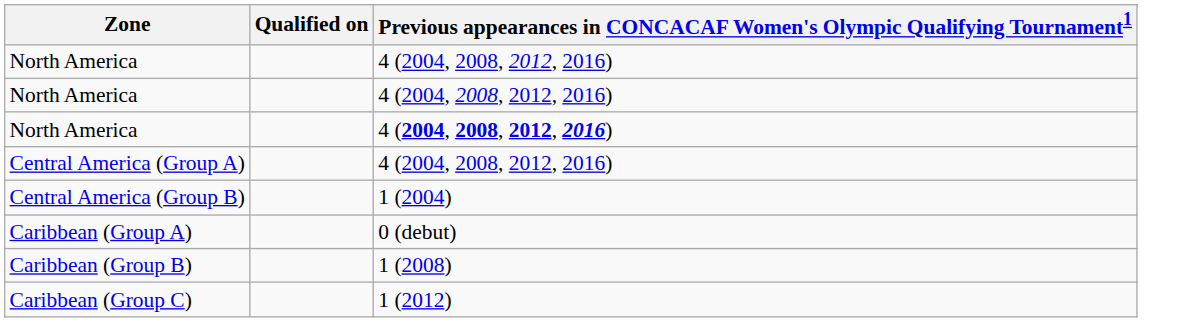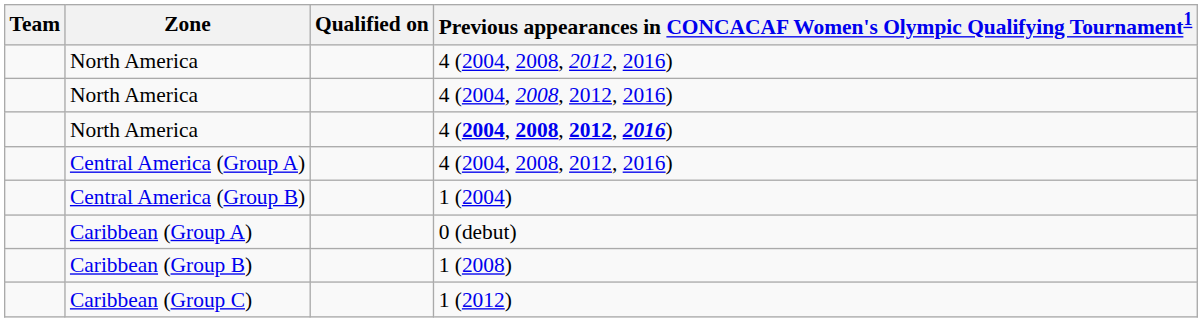+ column: (35, 24)
